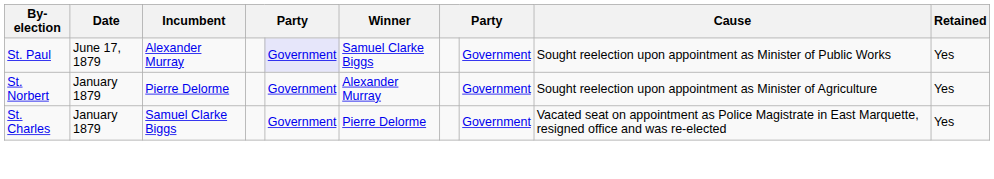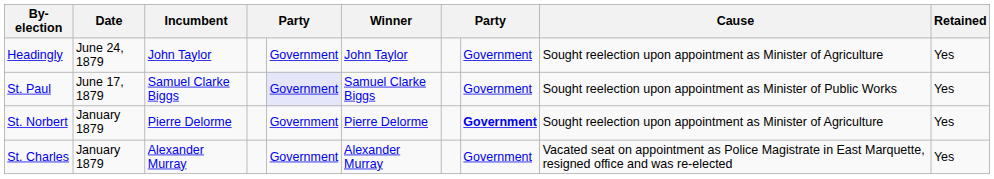+ row: (35, 55)
(173, 55) Alexander Murray -> (189, 89) Samuel Clarke Biggs
(370, 89) Alexander Murray -> (386, 122) Pierre Delorme
(497, 89) normal -> (500, 122) bold
(186, 122) Samuel Clarke Biggs -> (176, 156) Alexander Murray
(384, 122) Pierre Delorme -> (372, 156) Alexander Murray
